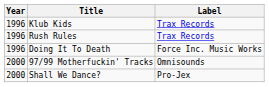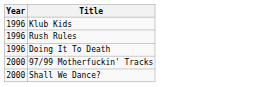- column: (209, 11)
